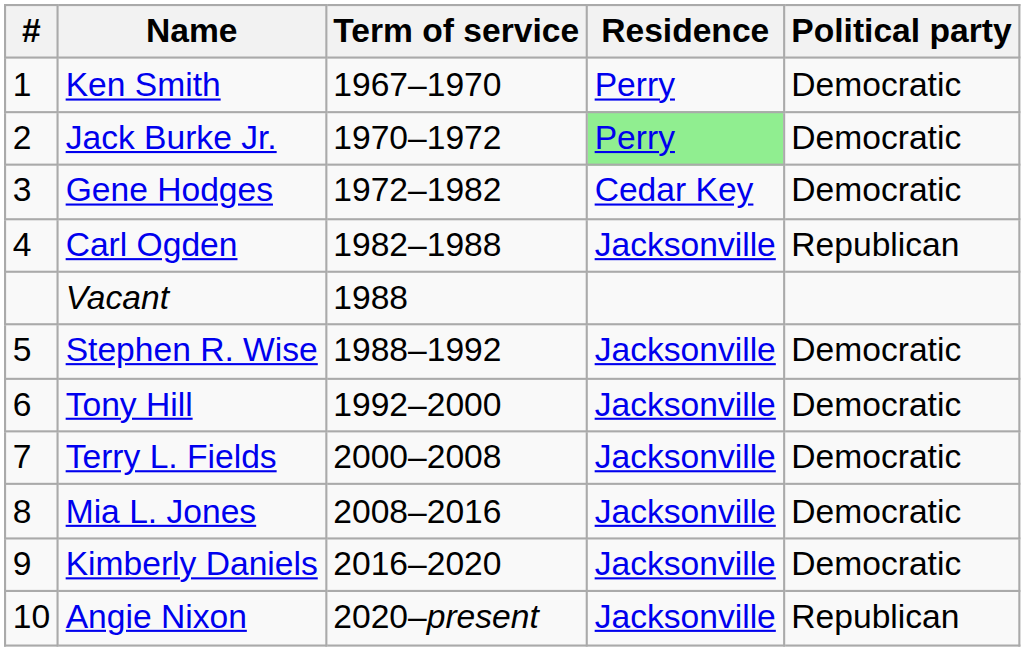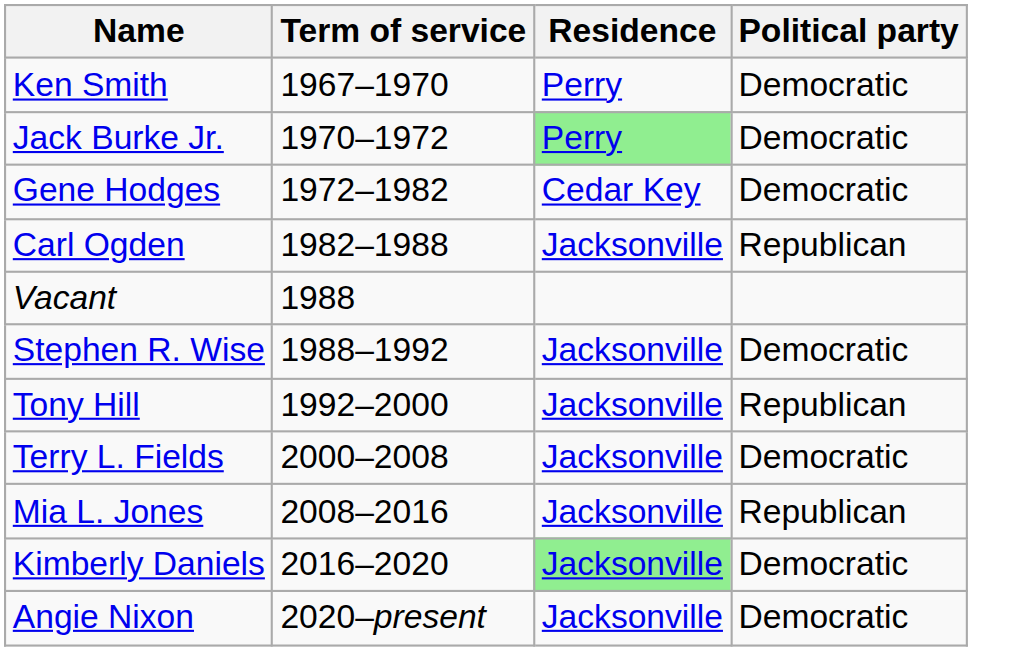- column: (31, 31)
(876, 404) Democratic -> (823, 404) Republican
(876, 510) Democratic -> (823, 510) Republican
(685, 564) no background -> (632, 564) lightgreen background
(875, 617) Republican -> (823, 617) Democratic
